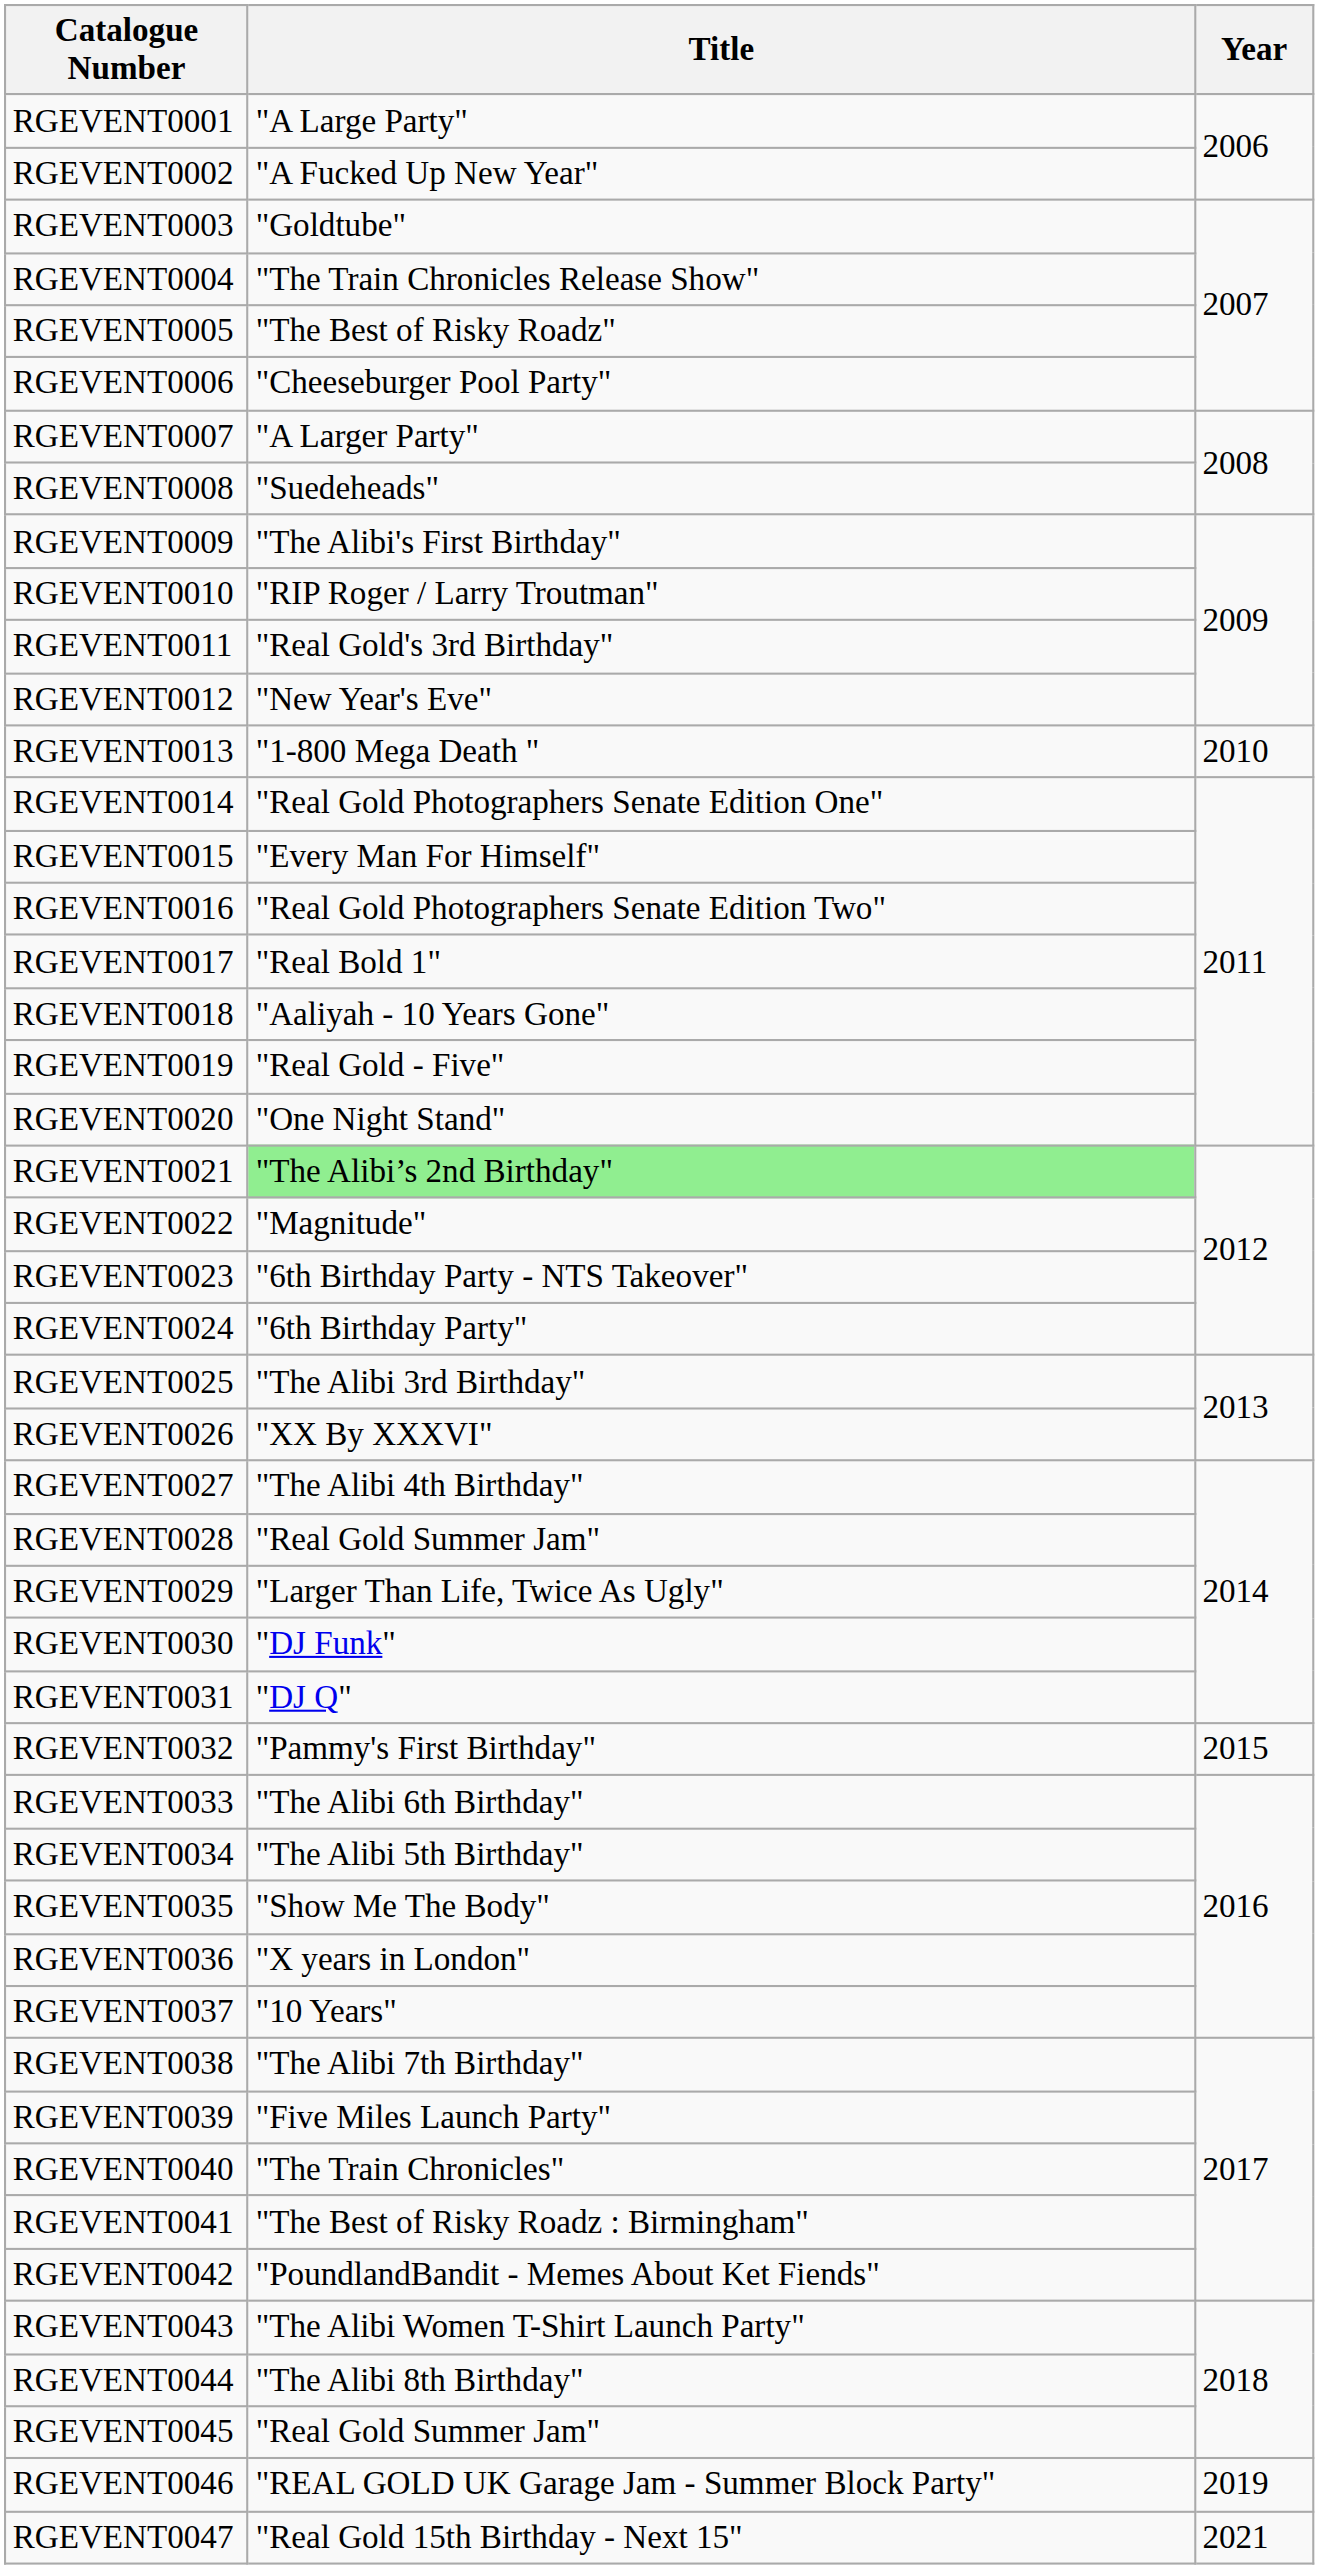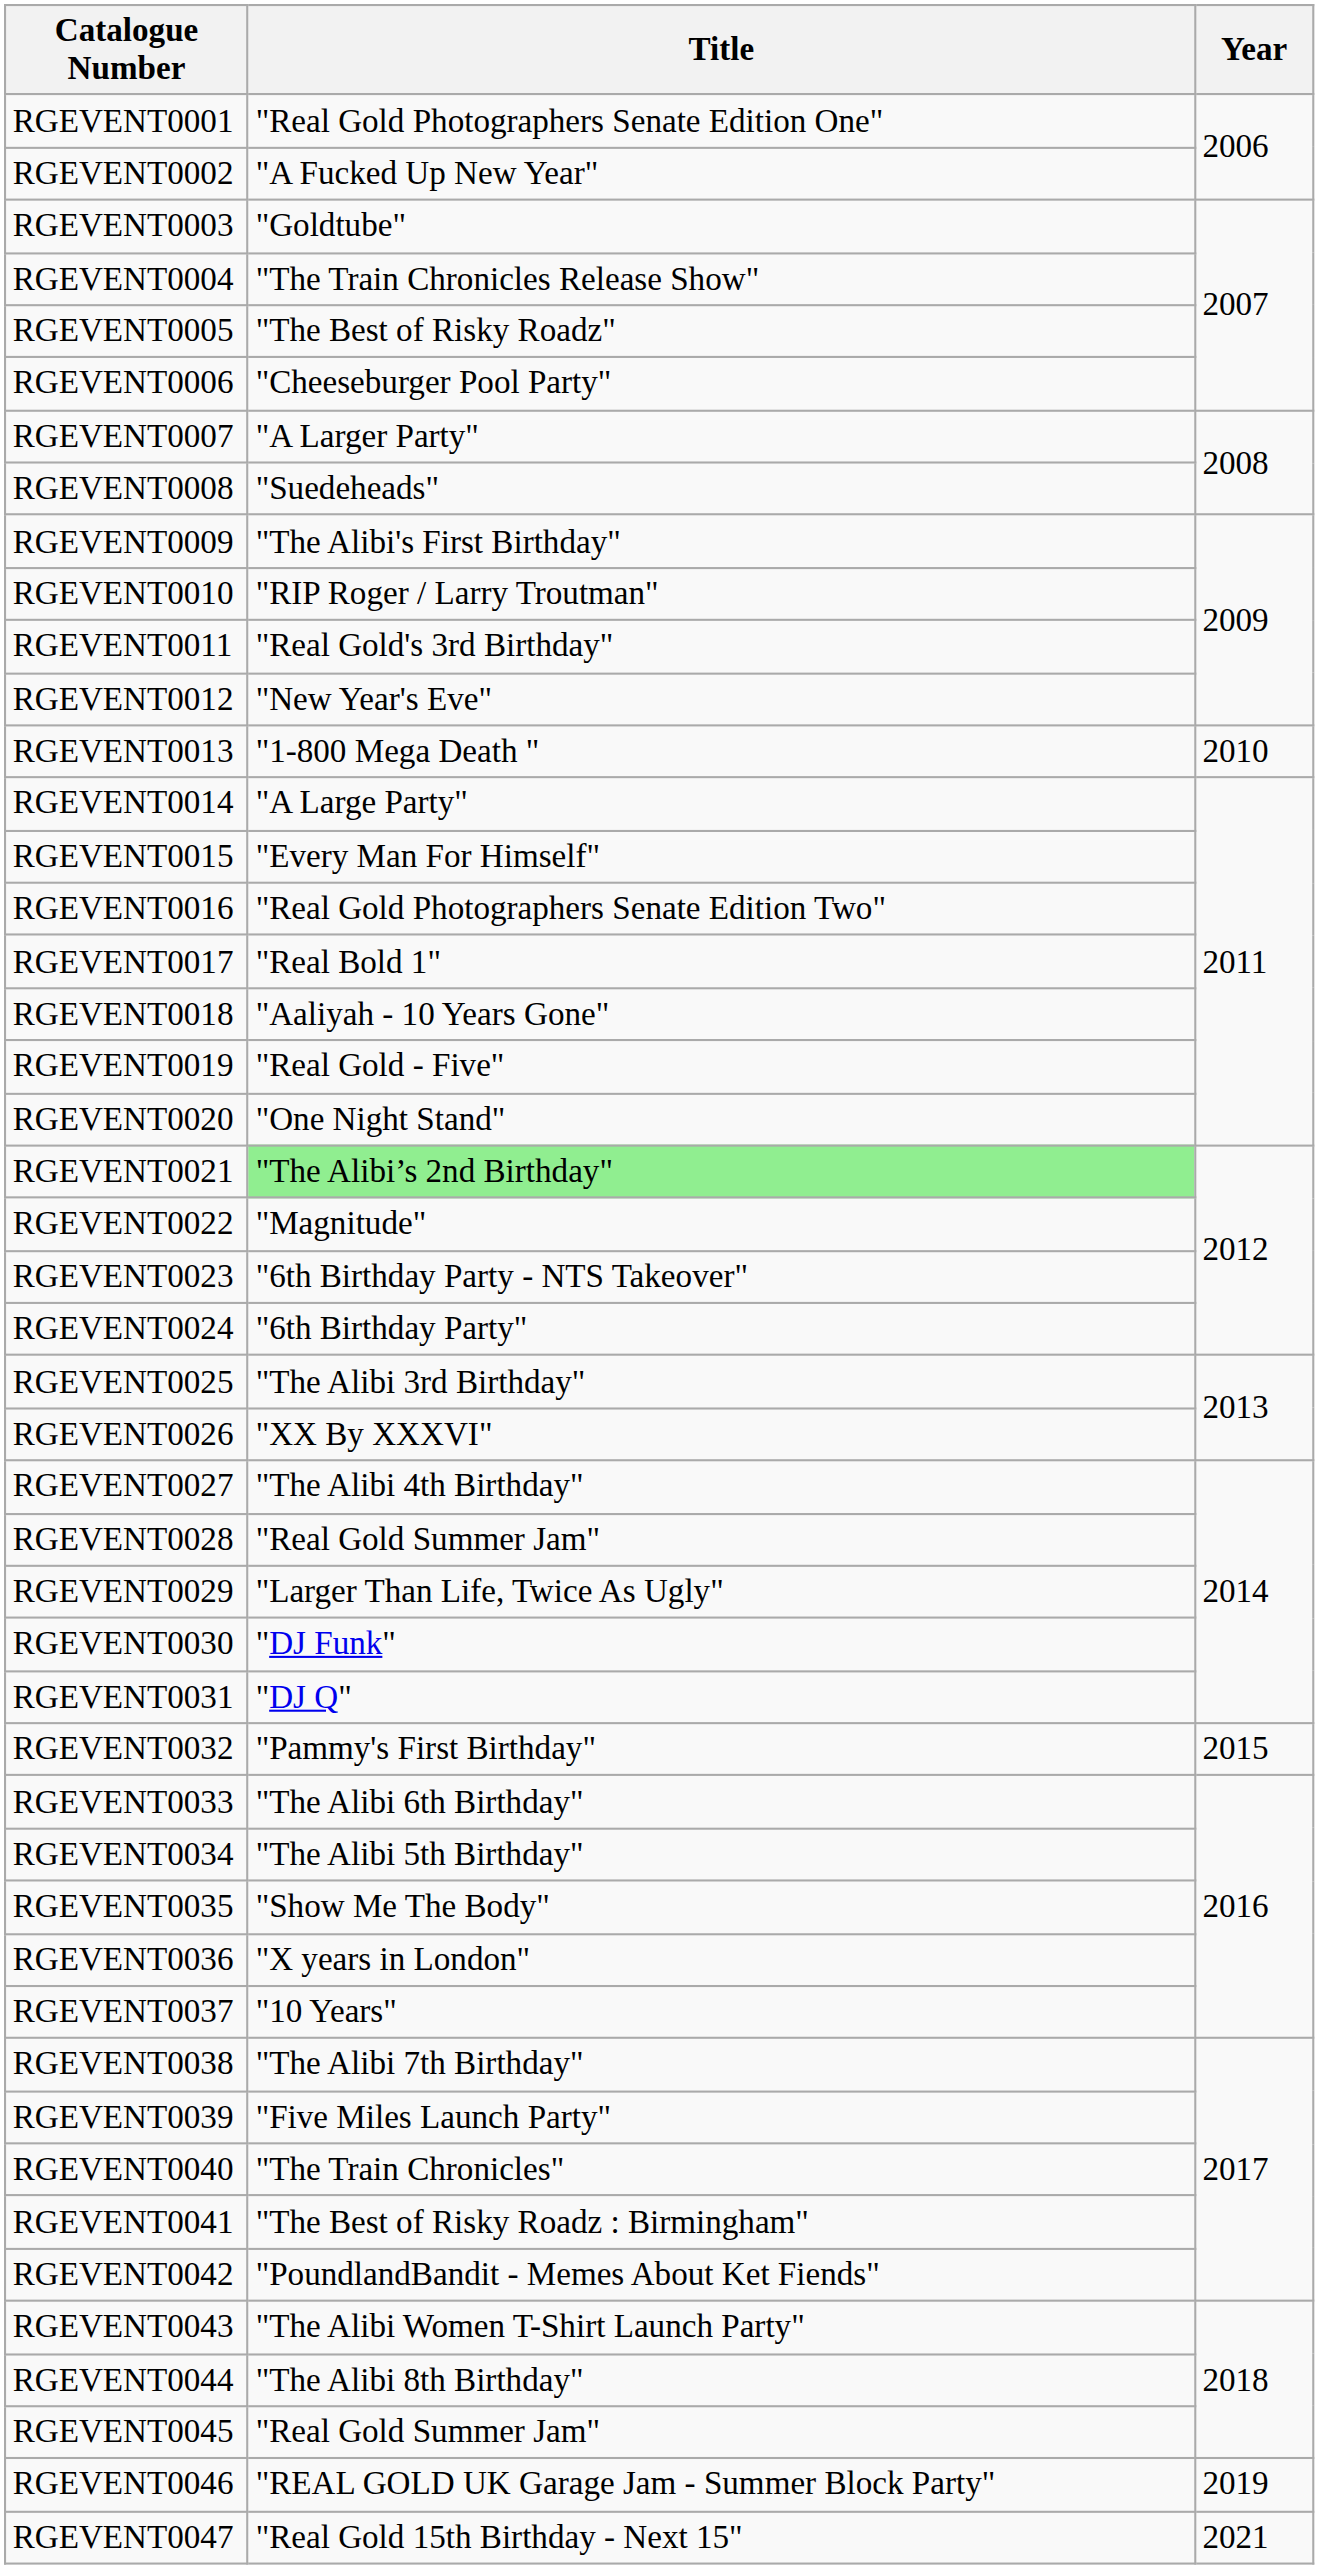(362, 120) "A Large Party" -> (569, 120) "Real Gold Photographers Senate Edition One"
(569, 803) "Real Gold Photographers Senate Edition One" -> (362, 803) "A Large Party"
